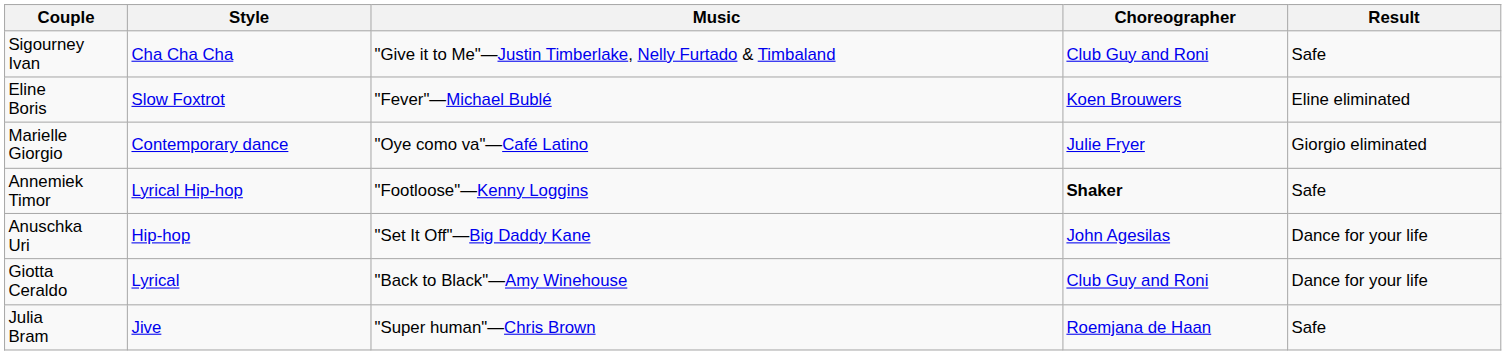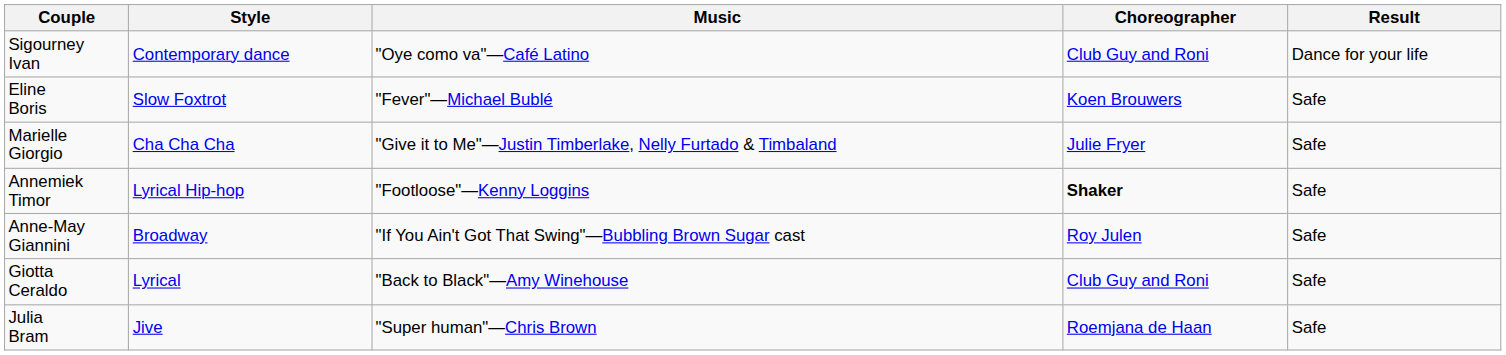(182, 53) Cha Cha Cha -> (211, 53) Contemporary dance
(605, 53) "Give it to Me"—Justin Timberlake, Nelly Furtado & Timbaland -> (482, 53) "Oye como va"—Café Latino
(1309, 53) Safe -> (1360, 53) Dance for your life
(1351, 99) Eline eliminated -> (1309, 99) Safe
(210, 145) Contemporary dance -> (184, 145) Cha Cha Cha
(481, 145) "Oye como va"—Café Latino -> (606, 145) "Give it to Me"—Justin Timberlake, Nelly Furtado & Timbaland
(1359, 145) Giorgio eliminated -> (1309, 145) Safe
+ row: (47, 236)
- row: (45, 236)
(1360, 281) Dance for your life -> (1309, 281) Safe
